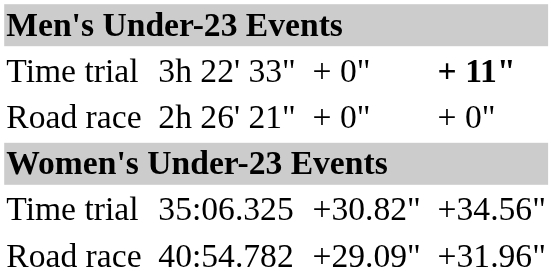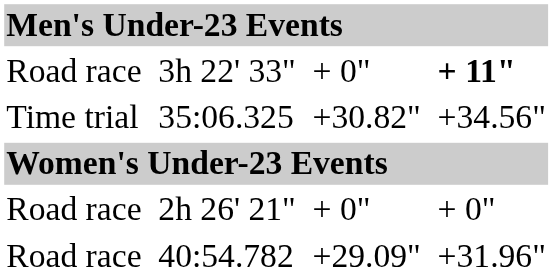(72, 70) Time trial -> (74, 70) Road race
rows swapped: (226, 209) <-> (227, 117)
